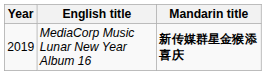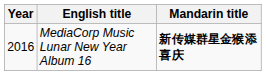(21, 47) 2019 -> (21, 47) 2016
